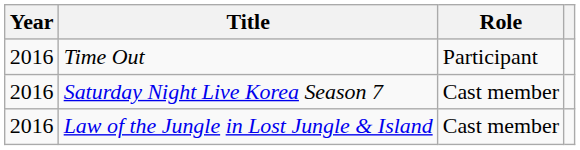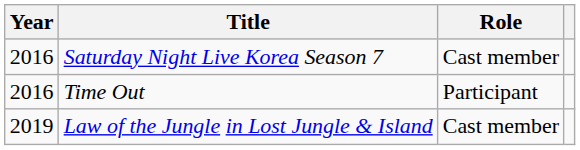rows swapped: (104, 56) <-> (223, 91)
(32, 126) 2016 -> (32, 126) 2019
